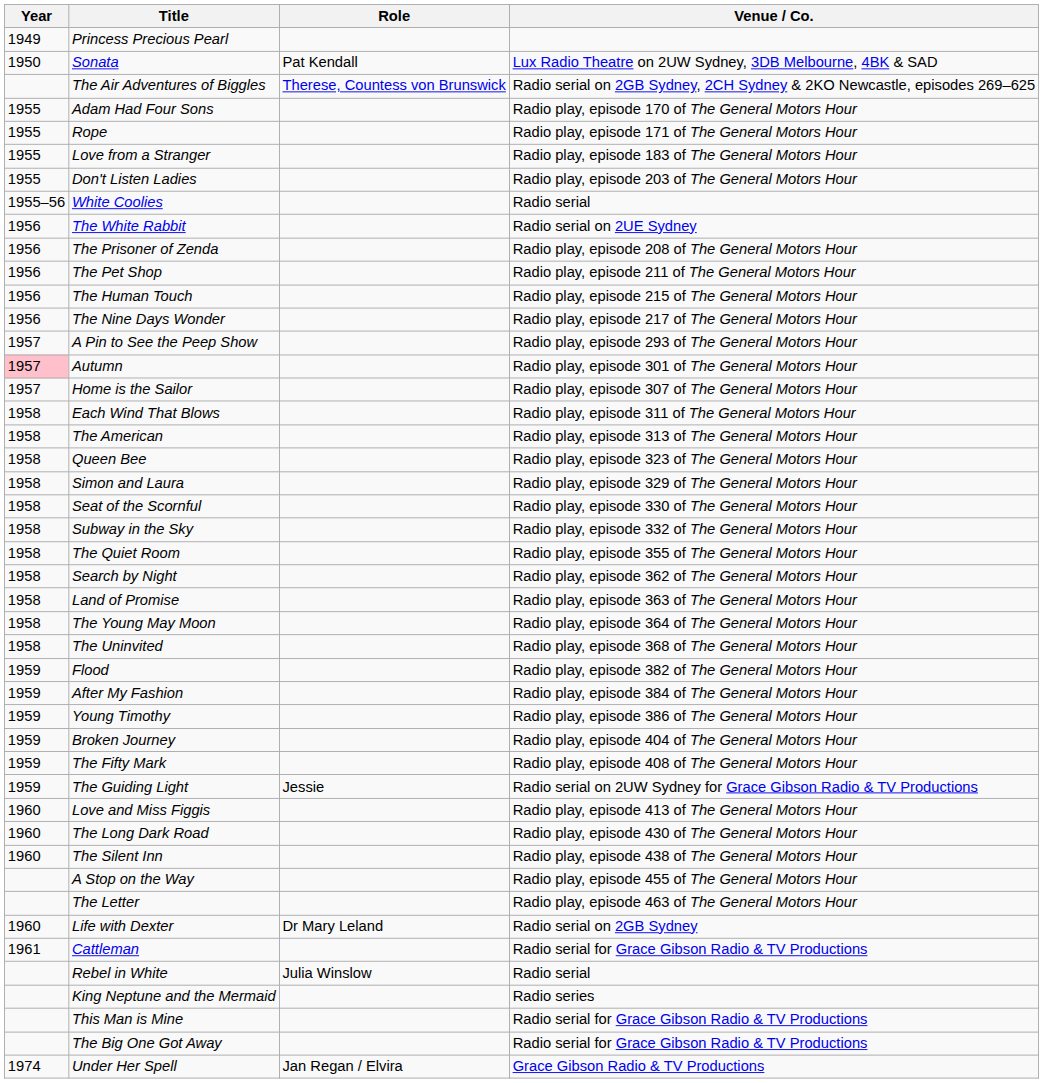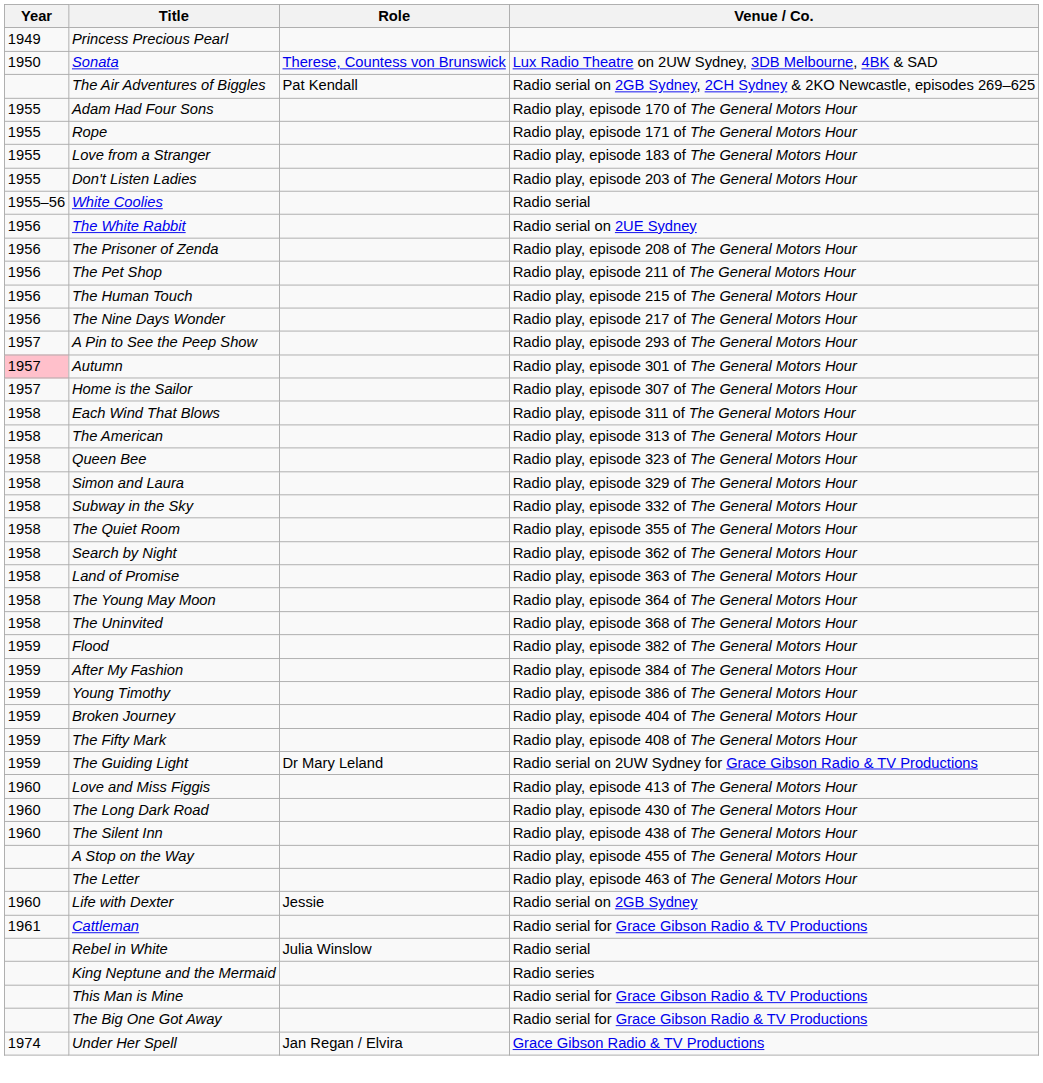(320, 62) Pat Kendall -> (394, 62) Therese, Countess von Brunswick
(394, 86) Therese, Countess von Brunswick -> (320, 86) Pat Kendall
- row: (137, 506)
(303, 786) Jessie -> (333, 763) Dr Mary Leland
(333, 926) Dr Mary Leland -> (303, 903) Jessie
